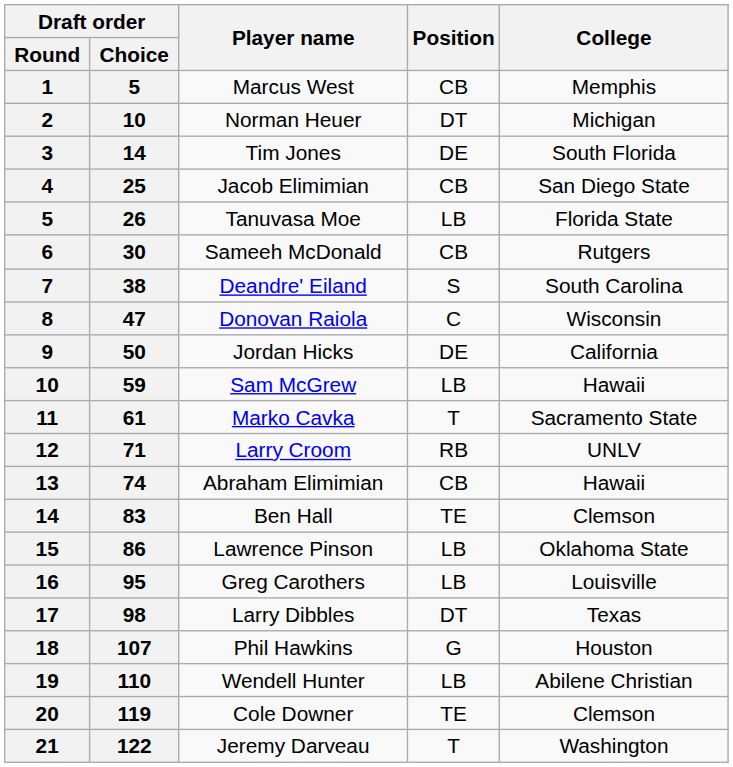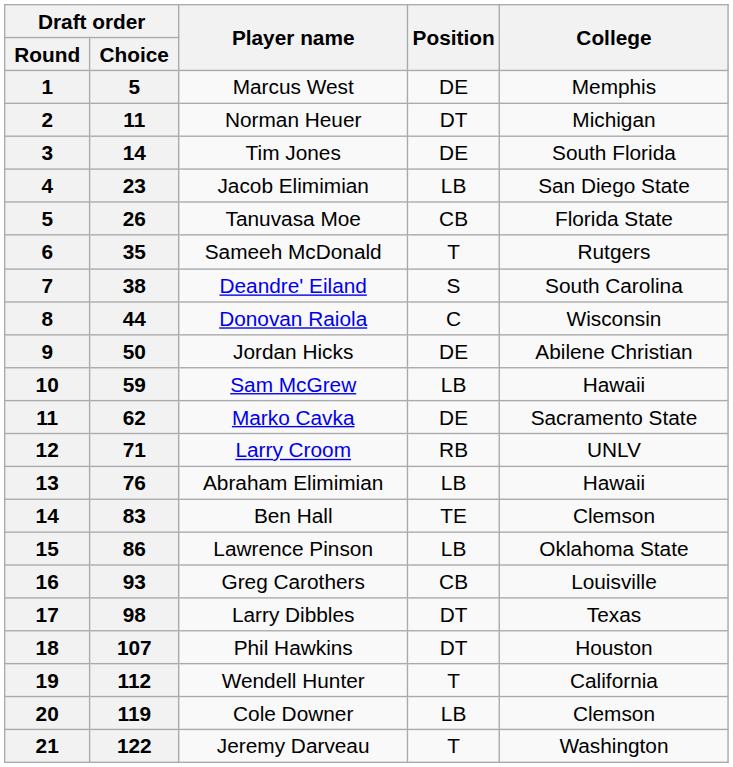(454, 87) CB -> (454, 87) DE
(134, 120) 10 -> (134, 120) 11
(134, 186) 25 -> (134, 186) 23
(454, 186) CB -> (454, 186) LB
(454, 219) LB -> (454, 219) CB
(134, 252) 30 -> (134, 252) 35
(454, 252) CB -> (454, 252) T
(134, 318) 47 -> (134, 318) 44
(614, 351) California -> (614, 351) Abilene Christian
(134, 417) 61 -> (134, 417) 62
(454, 417) T -> (454, 417) DE
(134, 483) 74 -> (134, 483) 76
(454, 483) CB -> (454, 483) LB
(134, 582) 95 -> (134, 582) 93
(454, 582) LB -> (454, 582) CB
(454, 648) G -> (454, 648) DT
(134, 681) 110 -> (134, 681) 112
(454, 681) LB -> (454, 681) T
(614, 681) Abilene Christian -> (614, 681) California
(454, 714) TE -> (454, 714) LB
